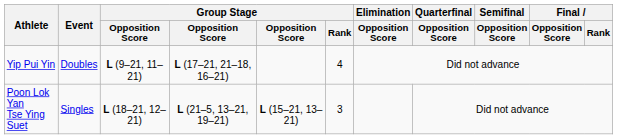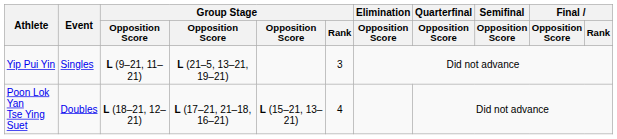(79, 65) Doubles -> (77, 65) Singles
(213, 71) L (17–21, 21–18, 16–21) -> (213, 71) L (21–5, 13–21, 19–21)
(340, 65) 4 -> (340, 65) 3
(77, 109) Singles -> (79, 109) Doubles
(213, 115) L (21–5, 13–21, 19–21) -> (213, 115) L (17–21, 21–18, 16–21)
(340, 109) 3 -> (340, 109) 4
